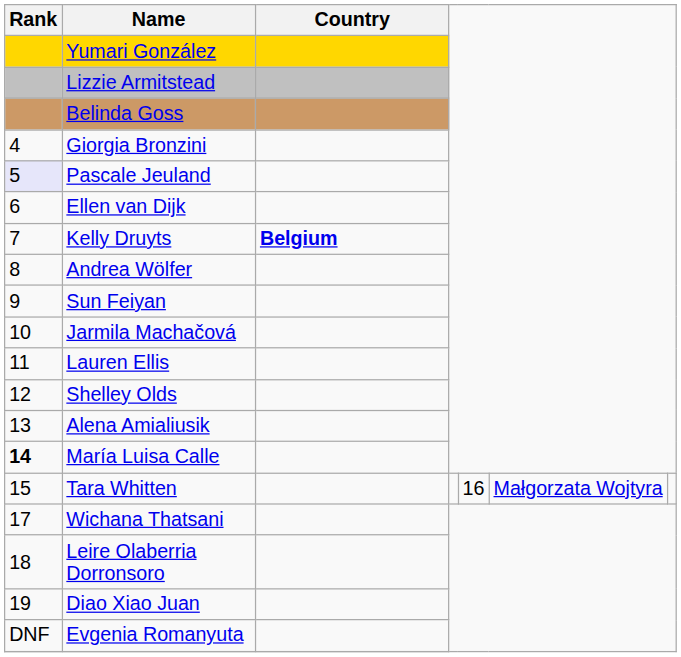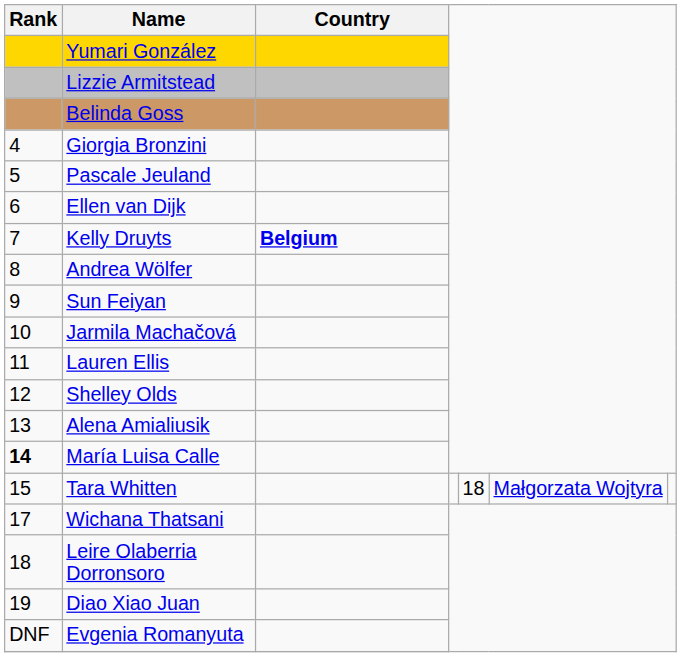(15, 176) lavender background -> (15, 176) no background
(474, 488) 16 -> (474, 488) 18
